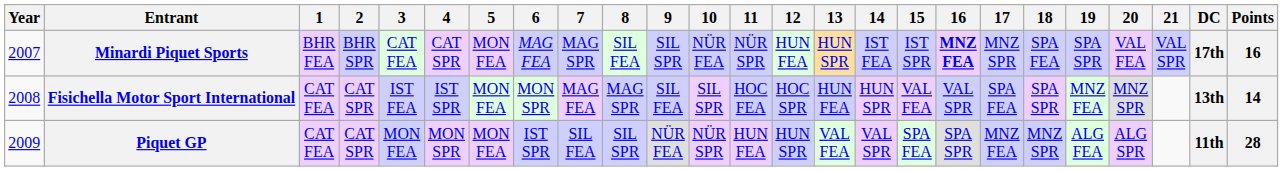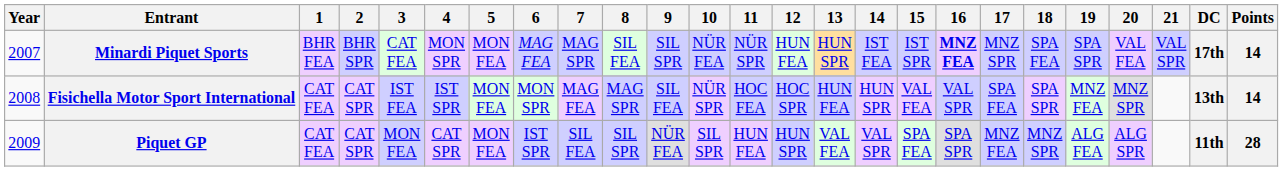(446, 52) CAT SPR -> (446, 52) MON SPR
(1253, 52) 16 -> (1253, 52) 14
(709, 97) SIL SPR -> (709, 97) NÜR SPR
(446, 142) MON SPR -> (446, 142) CAT SPR
(709, 142) NÜR SPR -> (709, 142) SIL SPR
